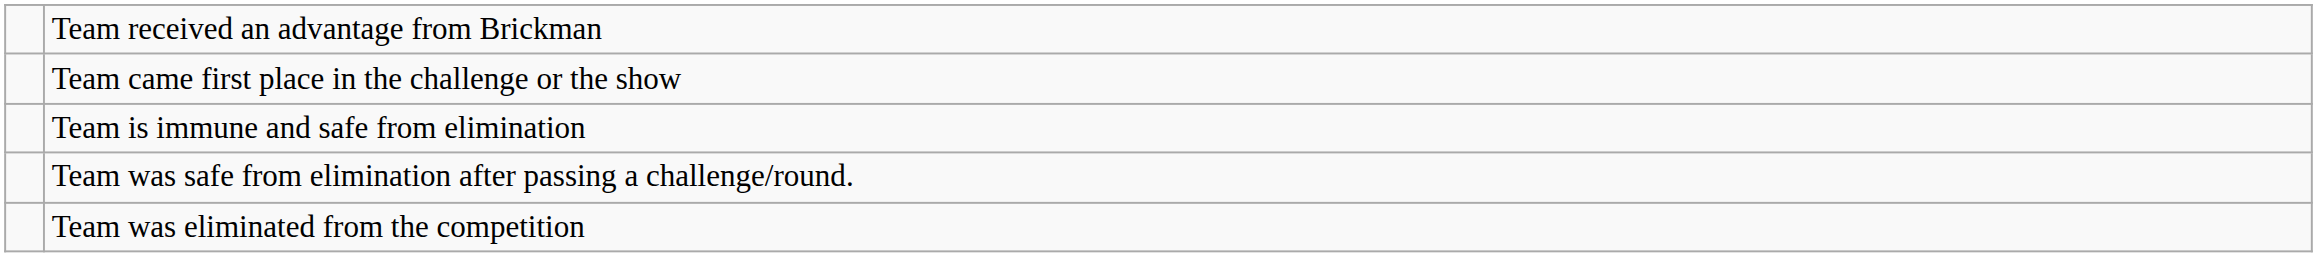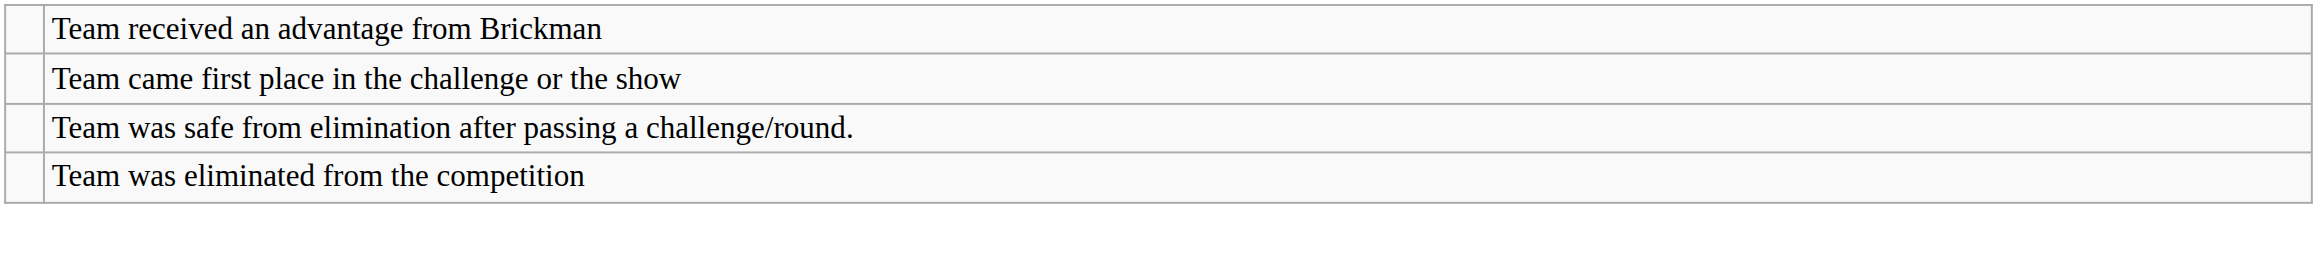- row: (319, 127)
